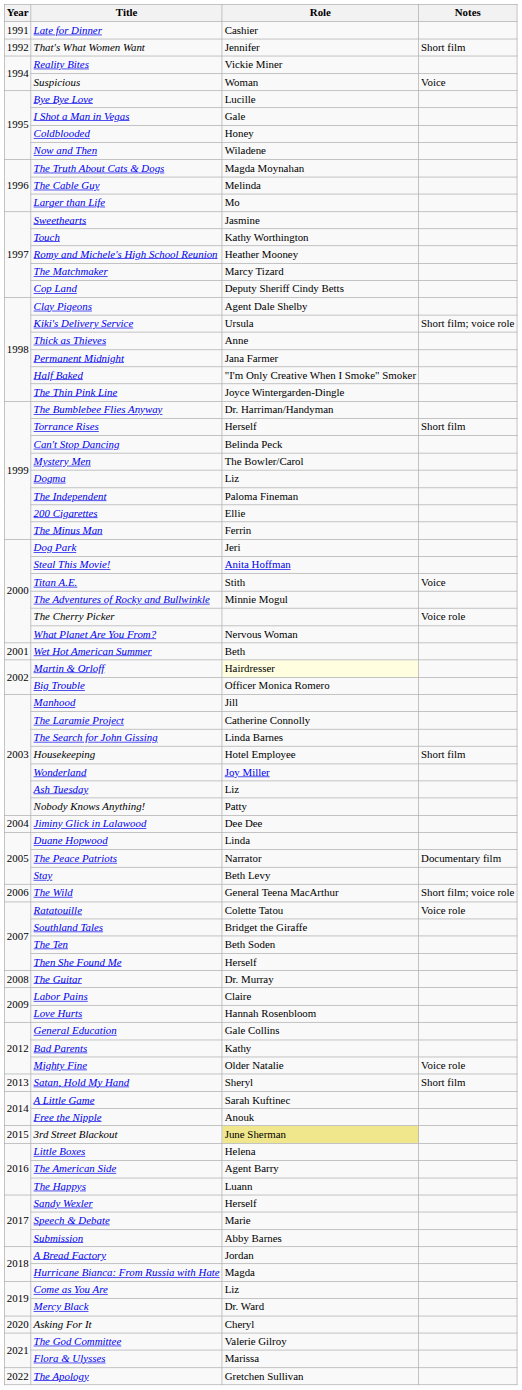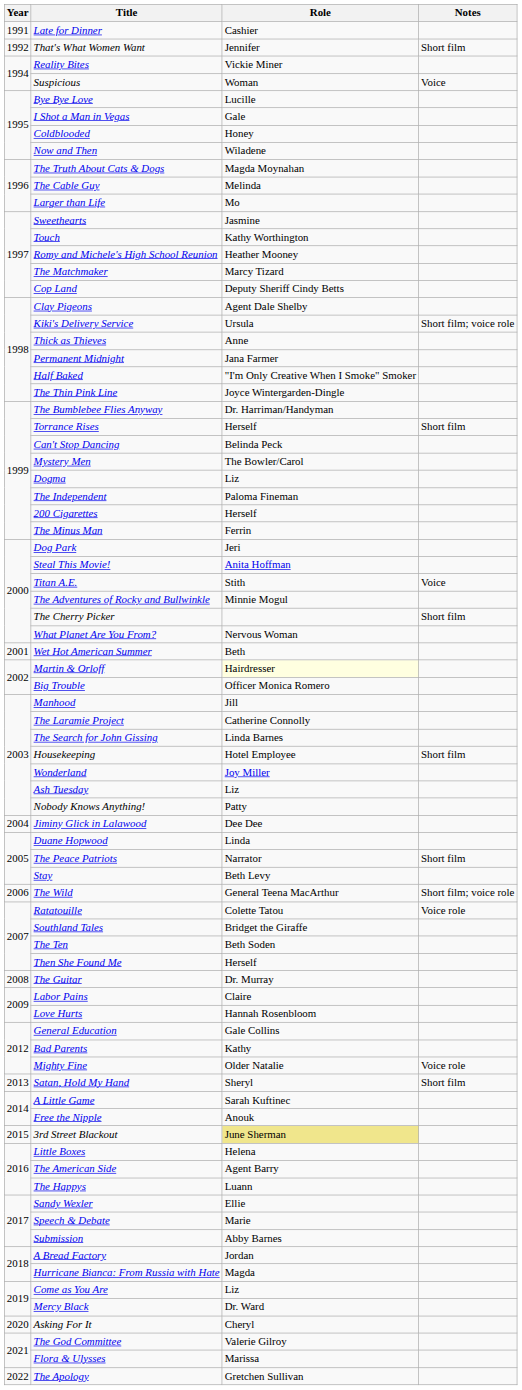(235, 513) Ellie -> (241, 513) Herself
(443, 617) Voice role -> (443, 617) Short film
(461, 858) Documentary film -> (443, 858) Short film
(241, 1203) Herself -> (235, 1203) Ellie
